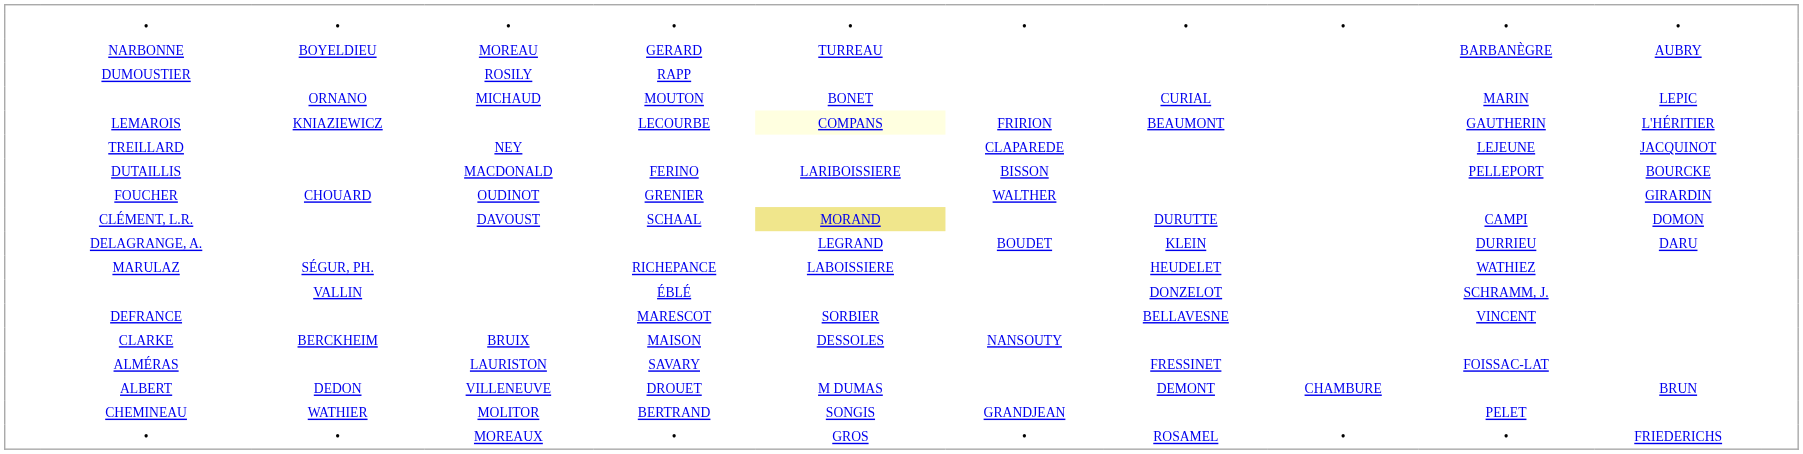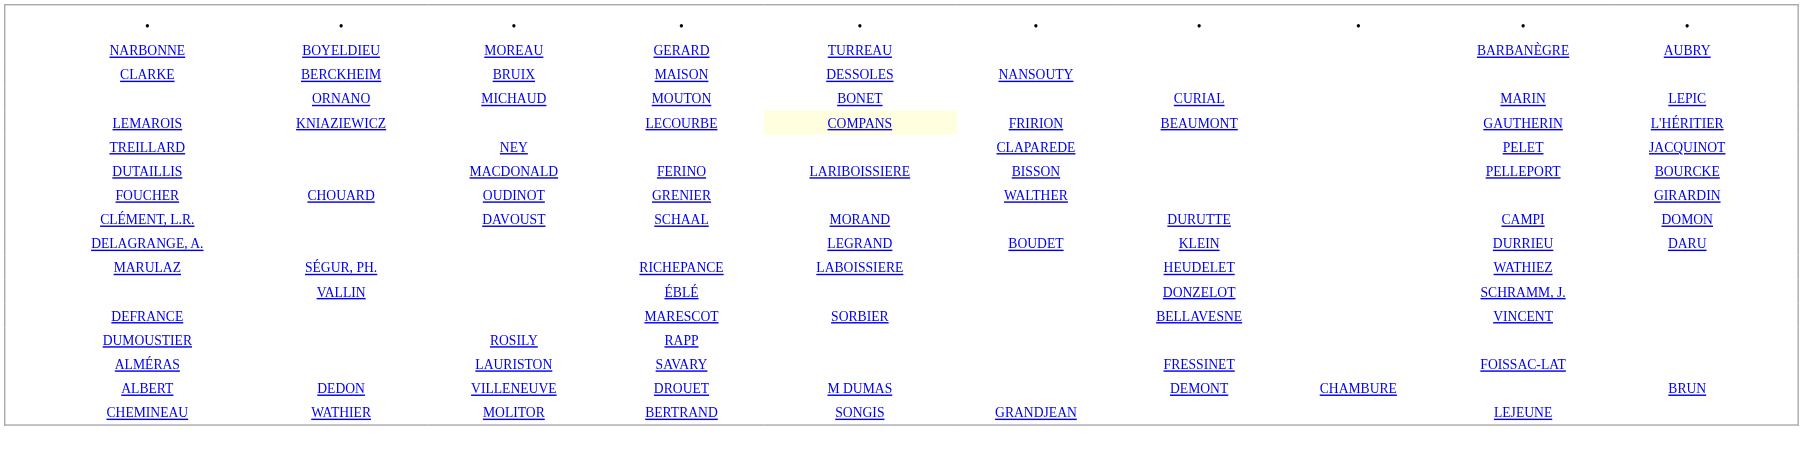rows swapped: (146, 340) <-> (146, 74)
(1506, 147) LEJEUNE -> (1523, 147) PELET
(850, 219) khaki background -> (860, 219) no background
(1506, 412) PELET -> (1523, 412) LEJEUNE
- row: (146, 436)
